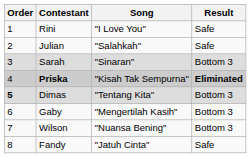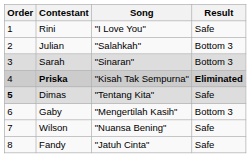(205, 46) Safe -> (214, 46) Bottom 3
(214, 95) Bottom 3 -> (205, 95) Safe
(214, 128) Bottom 3 -> (205, 128) Safe
